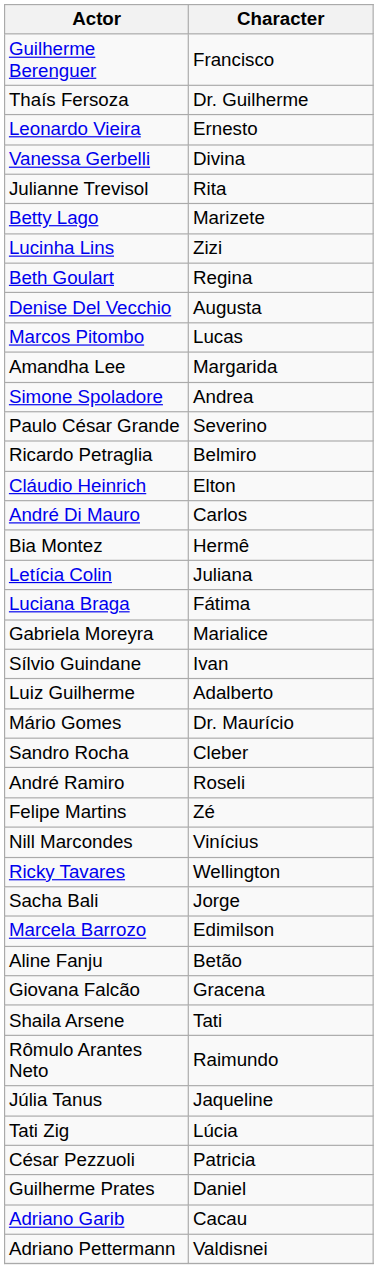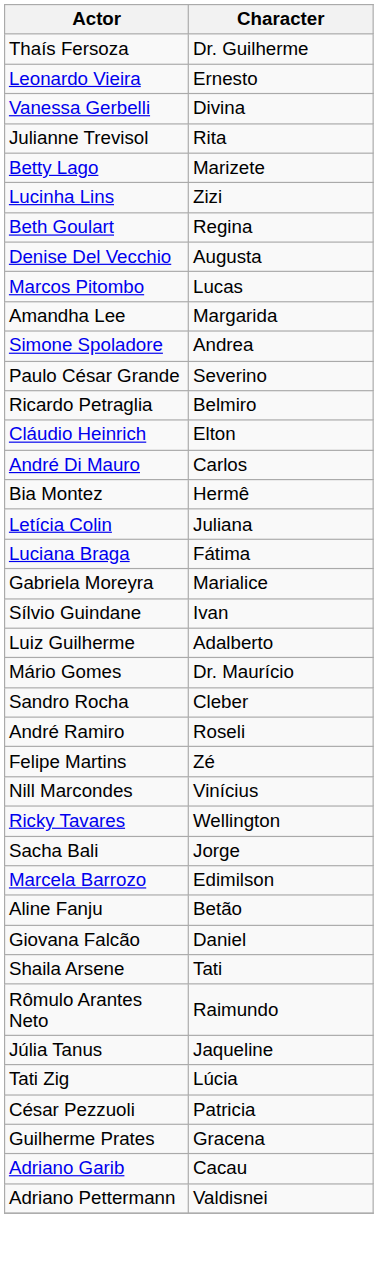- row: (53, 59)
(229, 990) Gracena -> (220, 939) Daniel
(220, 1189) Daniel -> (229, 1138) Gracena
